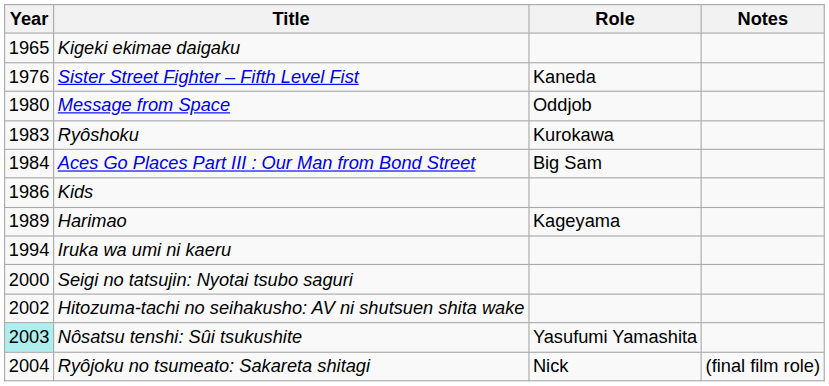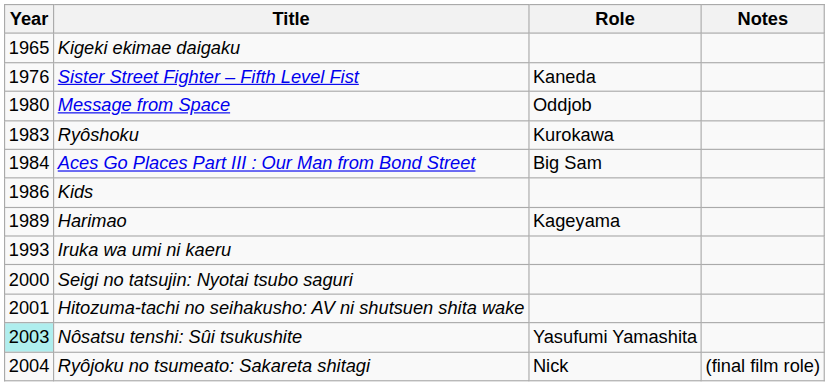(29, 250) 1994 -> (29, 250) 1993
(29, 308) 2002 -> (29, 308) 2001
